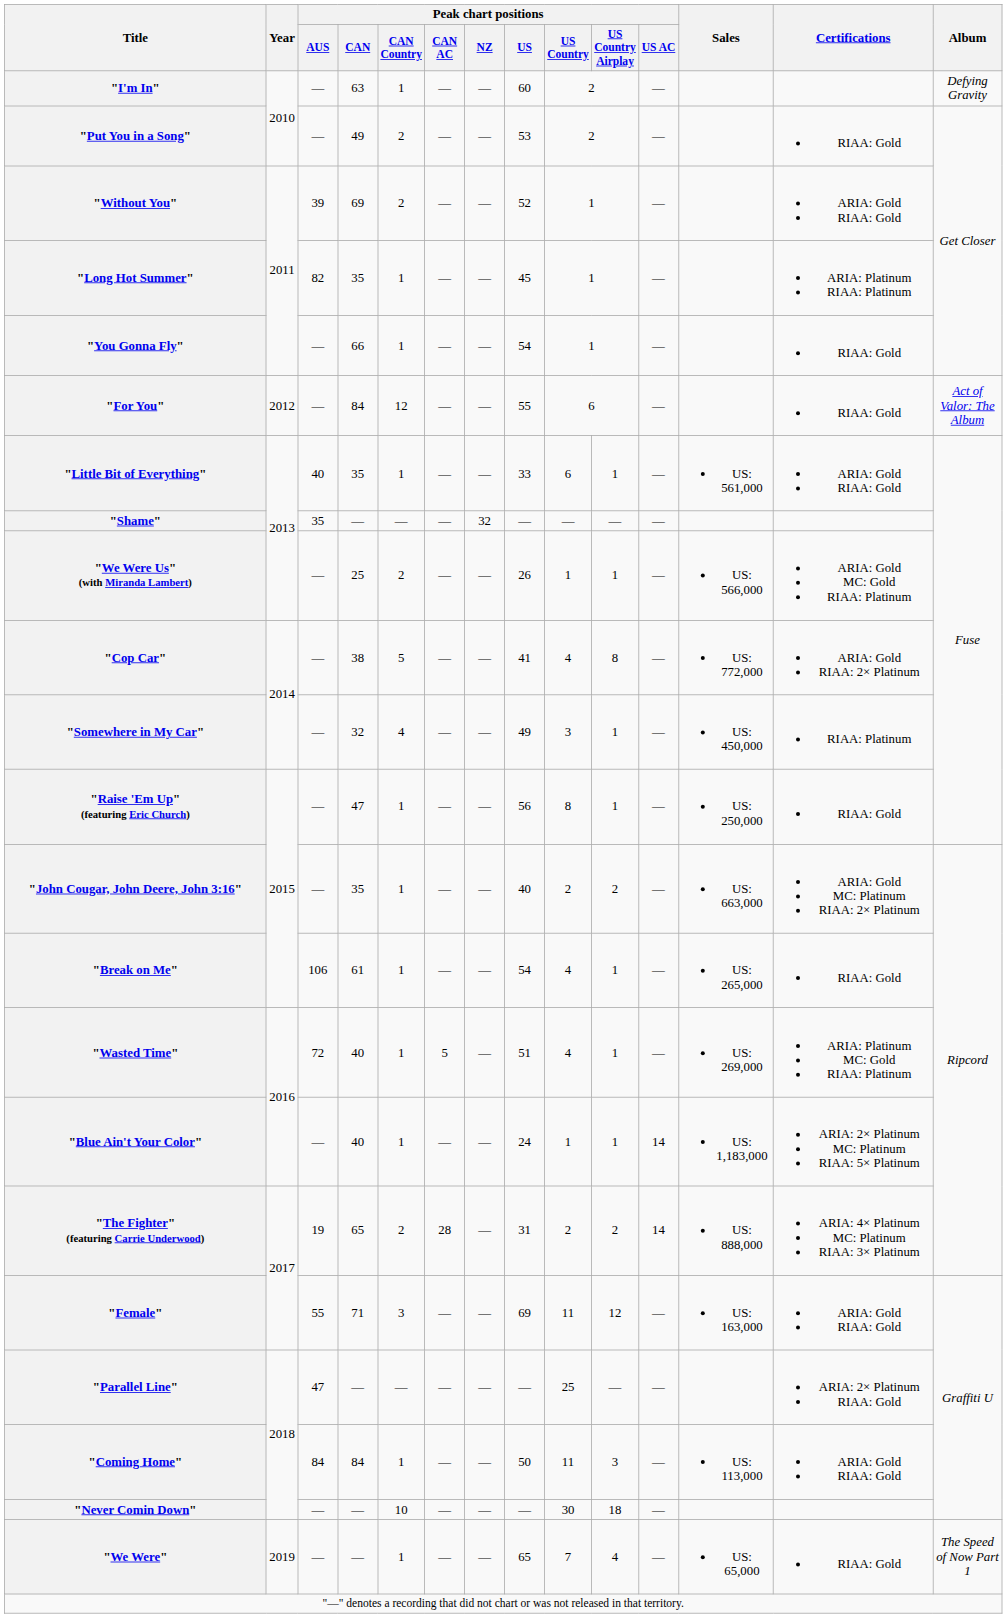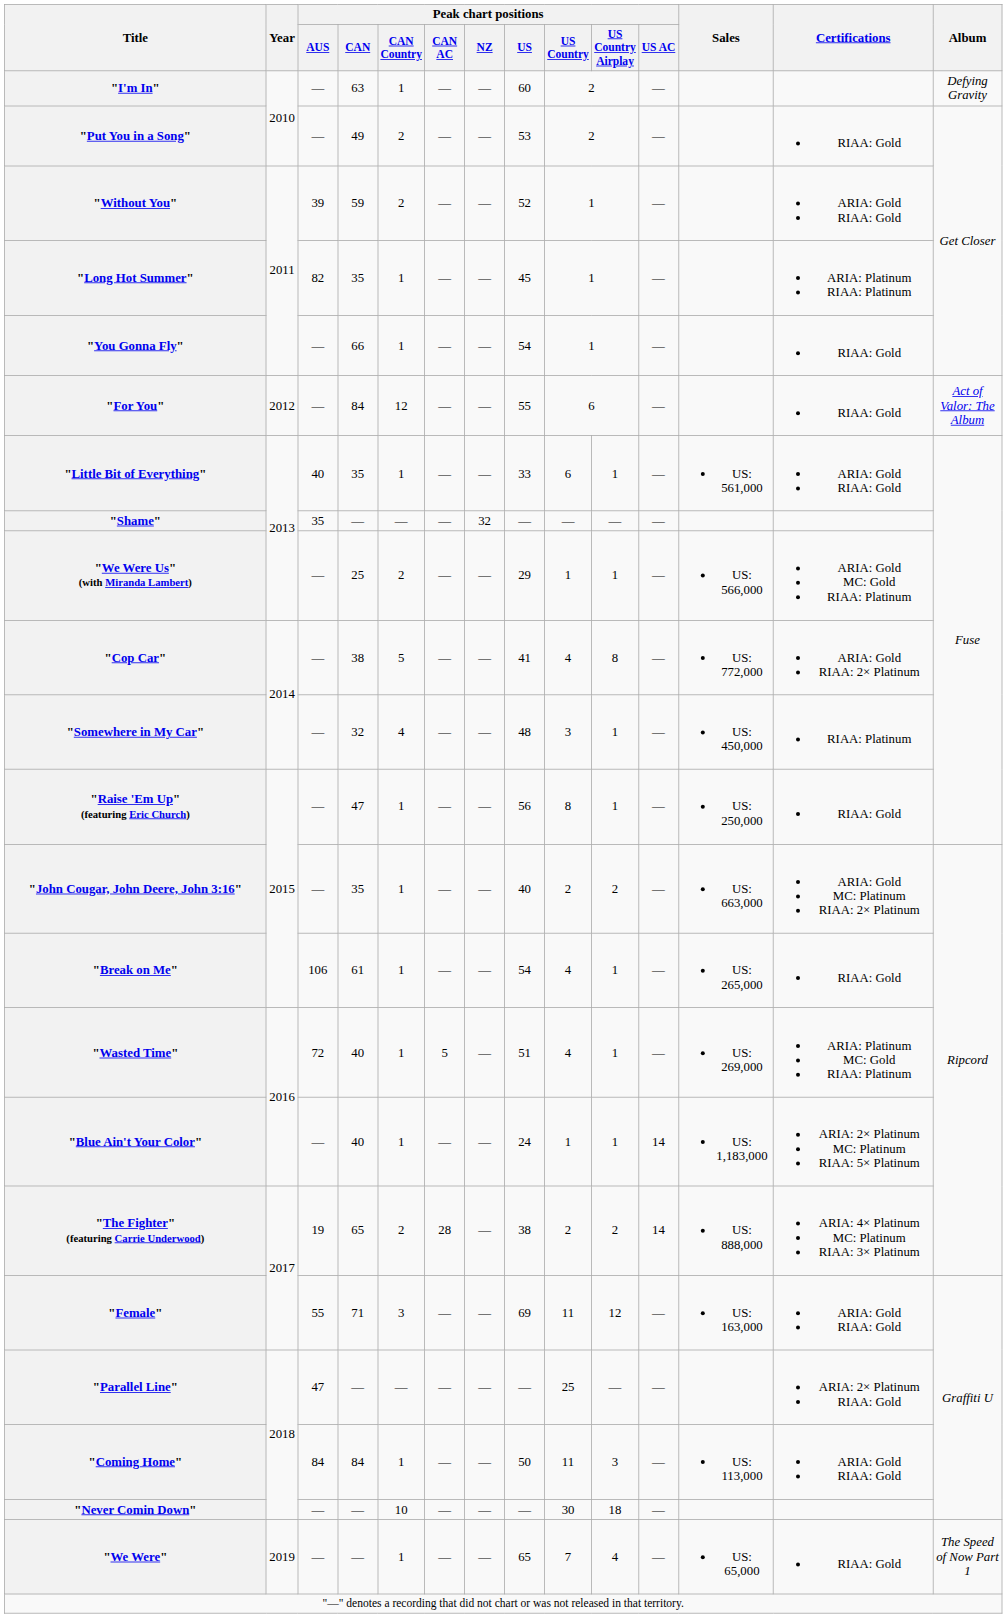(358, 203) 69 -> (358, 203) 59
(525, 575) 26 -> (525, 575) 29
(525, 732) 49 -> (525, 732) 48
(525, 1230) 31 -> (525, 1230) 38
